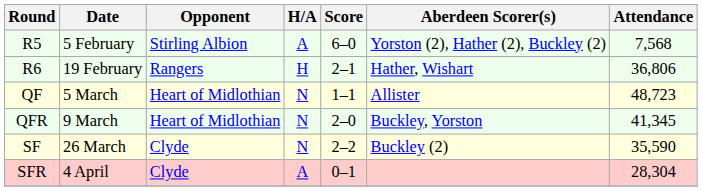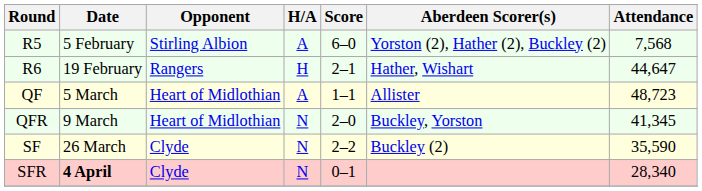(653, 69) 36,806 -> (653, 69) 44,647
(302, 95) N -> (302, 95) A
(86, 172) normal -> (87, 172) bold
(302, 172) A -> (302, 172) N
(653, 172) 28,304 -> (653, 172) 28,340
